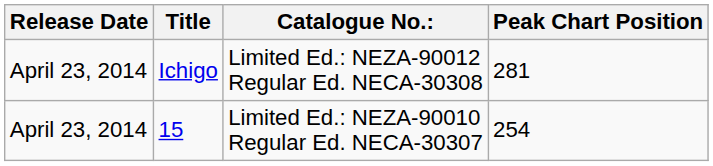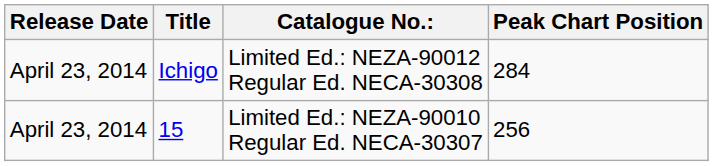(512, 69) 281 -> (512, 69) 284
(512, 130) 254 -> (512, 130) 256
